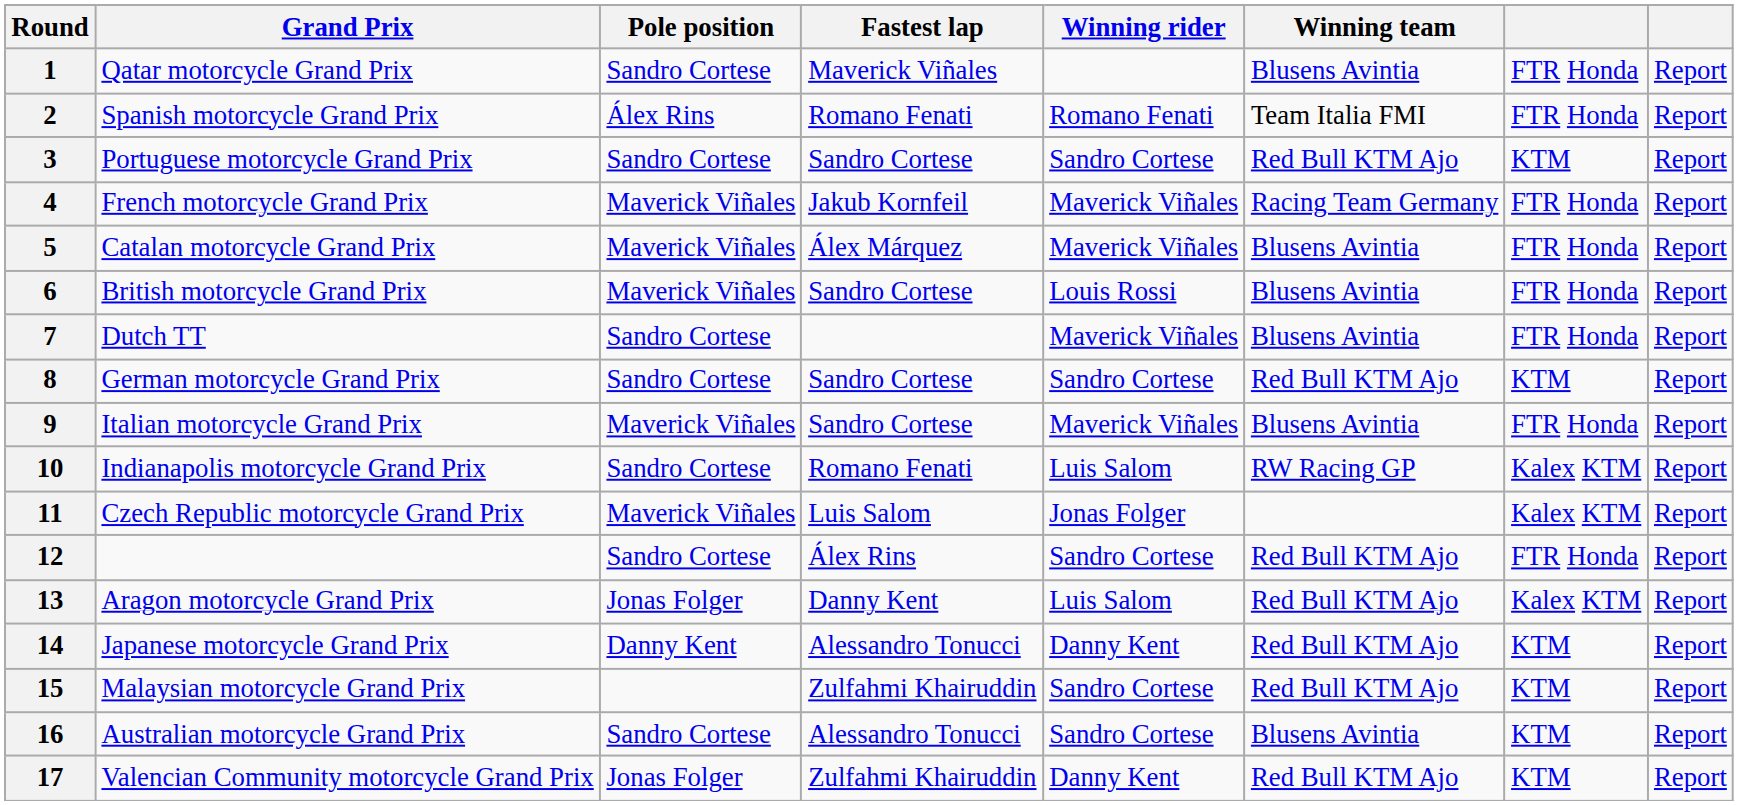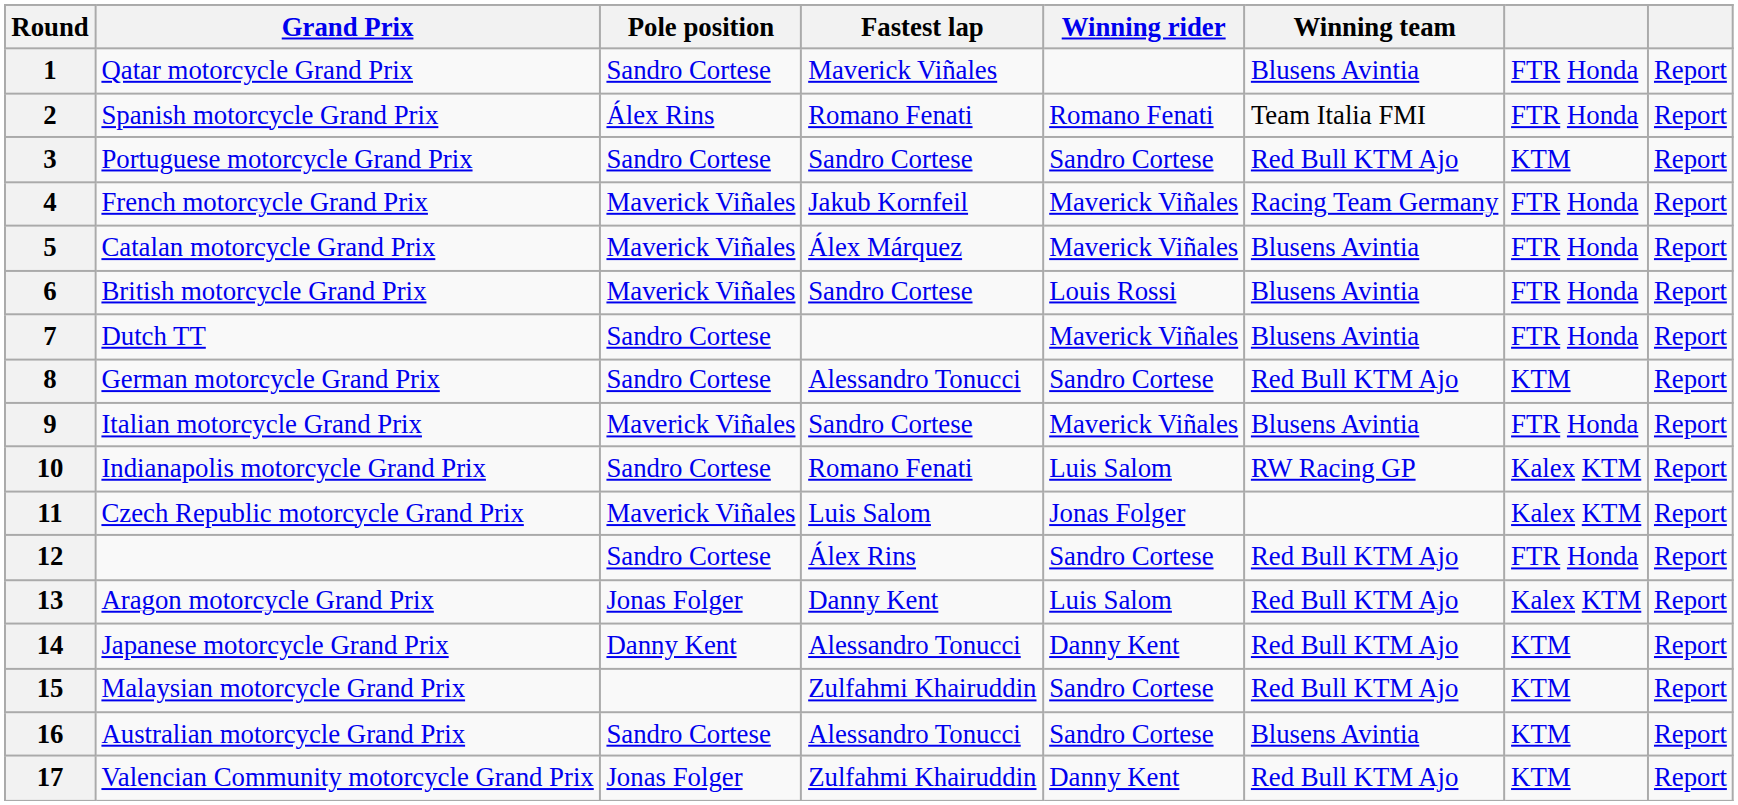(890, 379) Sandro Cortese -> (914, 379) Alessandro Tonucci
